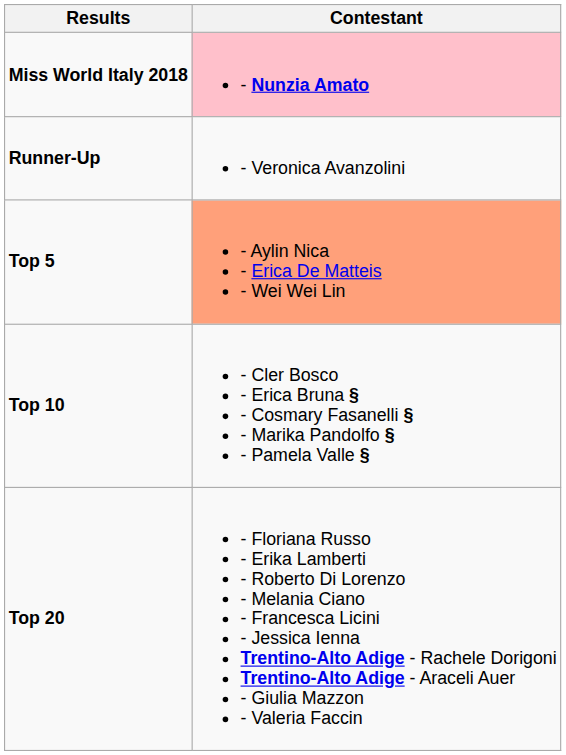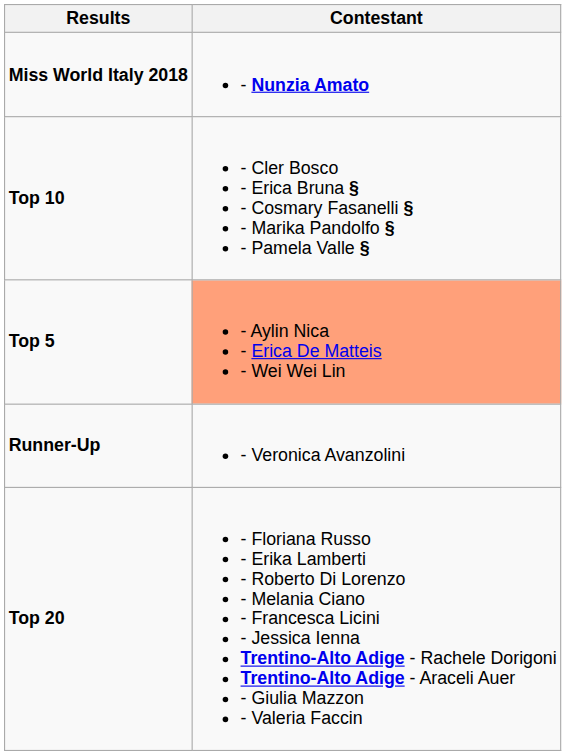(376, 85) pink background -> (376, 85) no background
rows swapped: (55, 158) <-> (37, 405)
